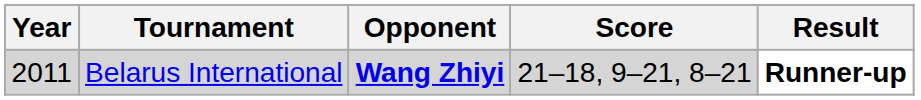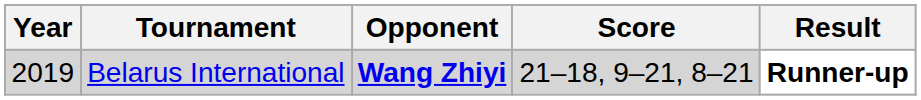(42, 72) 2011 -> (43, 72) 2019
